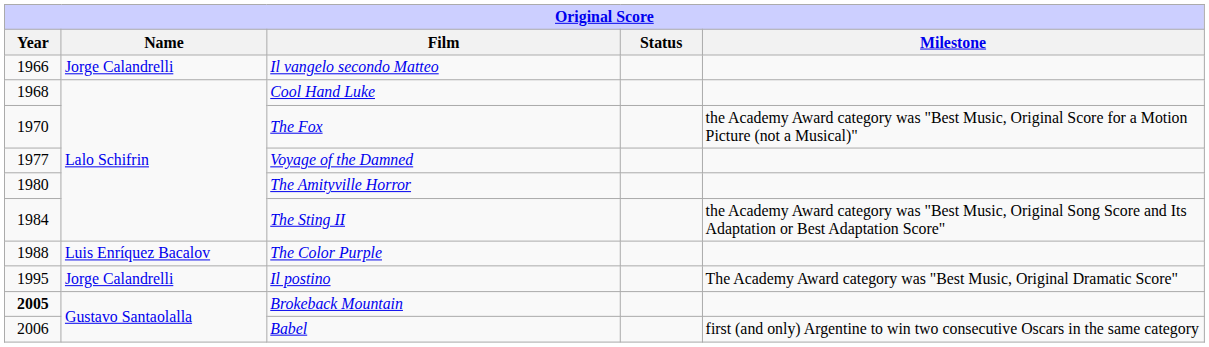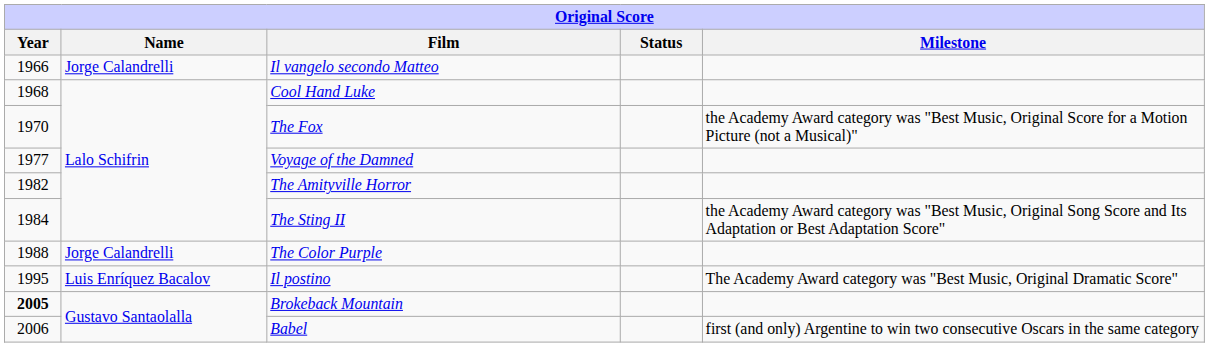(33, 185) 1980 -> (33, 185) 1982
(138, 253) Luis Enríquez Bacalov -> (119, 253) Jorge Calandrelli
(119, 278) Jorge Calandrelli -> (138, 278) Luis Enríquez Bacalov
